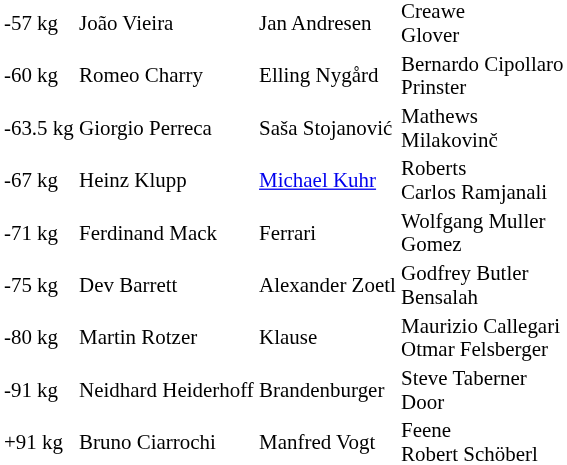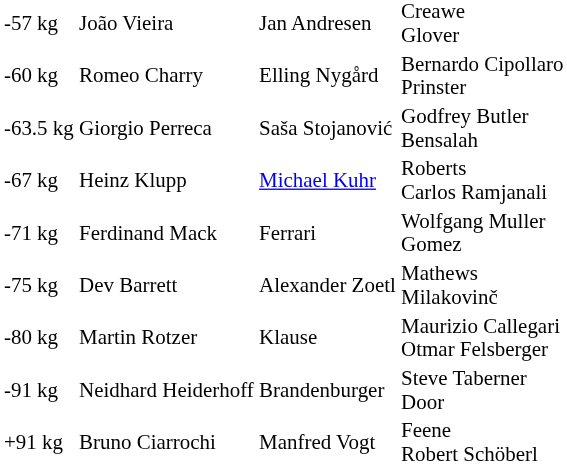(449, 128) Mathews Milakovinč -> (465, 128) Godfrey Butler Bensalah
(465, 285) Godfrey Butler Bensalah -> (449, 285) Mathews Milakovinč
